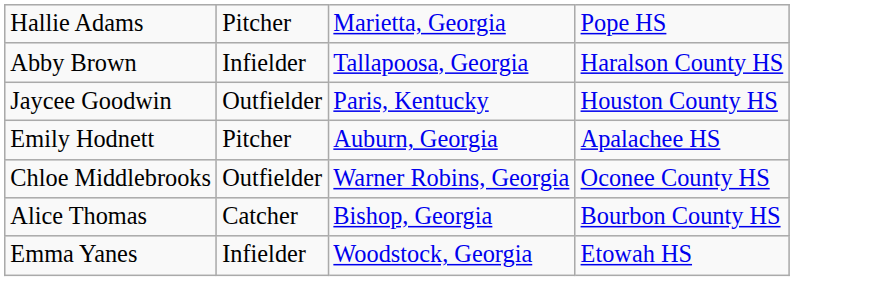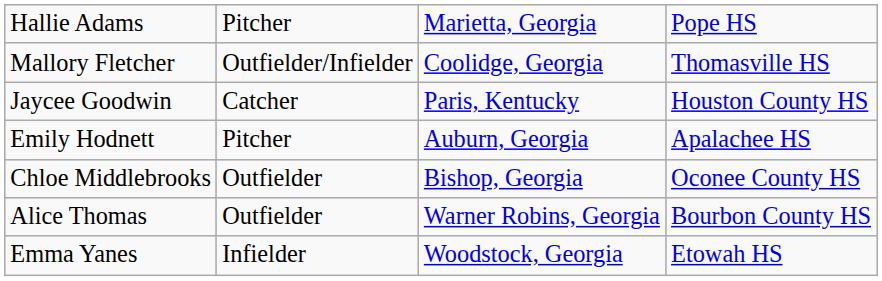- row: (74, 62)
+ row: (92, 62)
(272, 100) Outfielder -> (260, 100) Catcher
(451, 178) Warner Robins, Georgia -> (503, 178) Bishop, Georgia
(260, 216) Catcher -> (272, 216) Outfielder
(413, 216) Bishop, Georgia -> (542, 216) Warner Robins, Georgia
